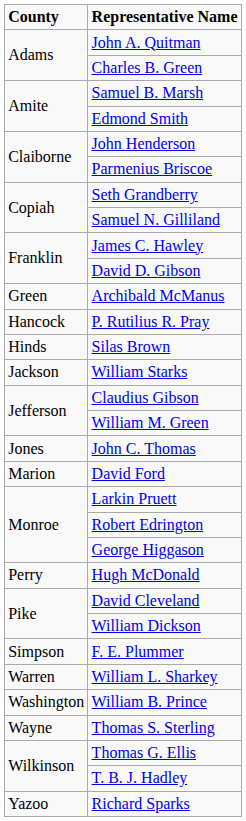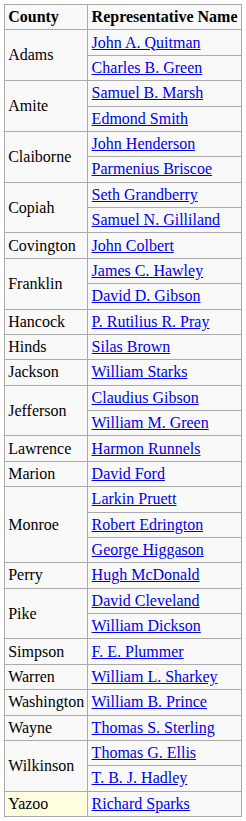+ row: (133, 245)
- row: (158, 296)
- row: (144, 448)
+ row: (146, 448)
(28, 803) no background -> (28, 803) lightyellow background
